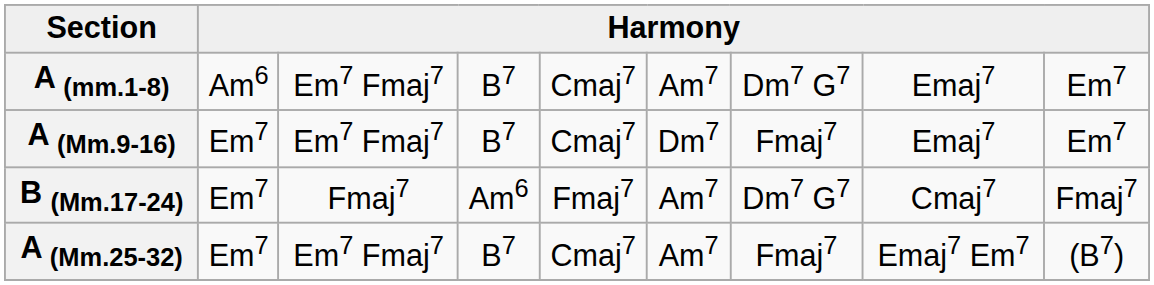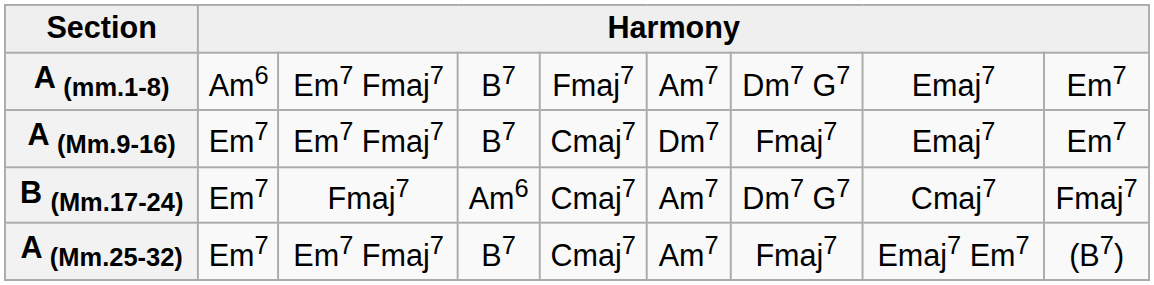(593, 81) Cmaj7 -> (593, 81) Fmaj7
(593, 194) Fmaj7 -> (593, 194) Cmaj7
